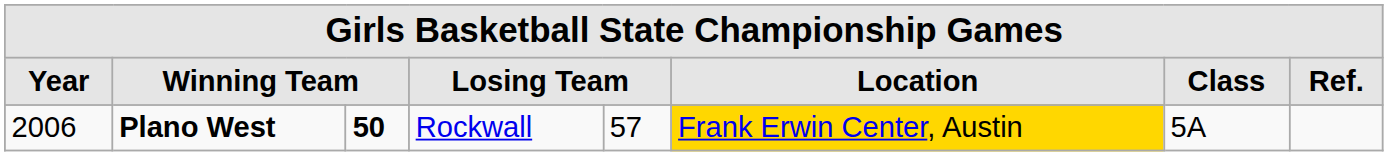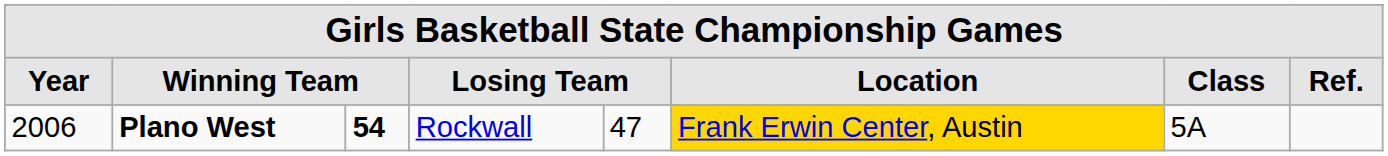(369, 127) 50 -> (369, 127) 54
(626, 127) 57 -> (626, 127) 47
